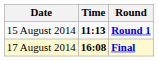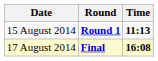columns swapped: (93, 13) <-> (131, 13)
